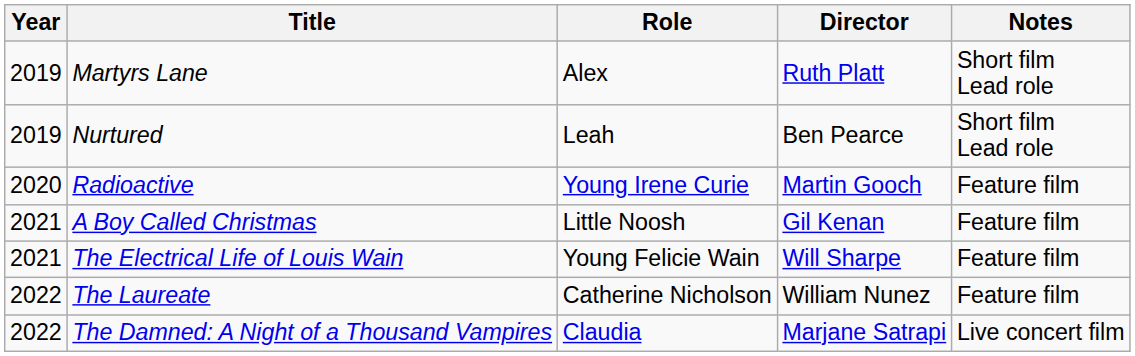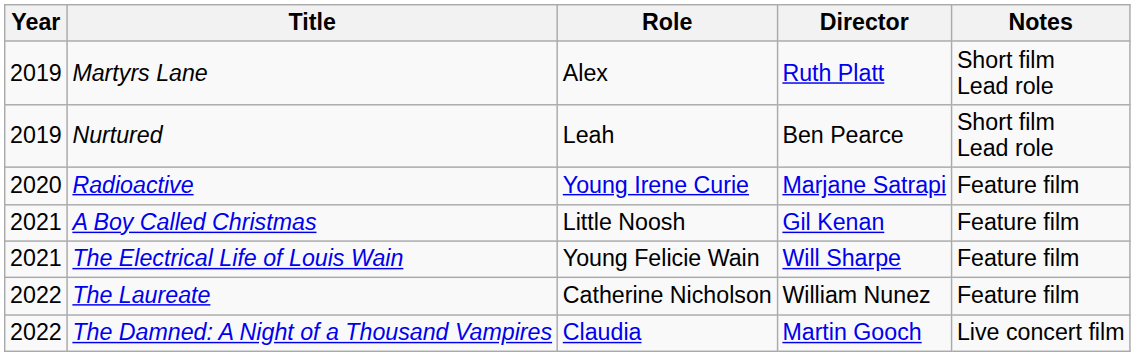(852, 185) Martin Gooch -> (864, 185) Marjane Satrapi
(864, 332) Marjane Satrapi -> (852, 332) Martin Gooch
